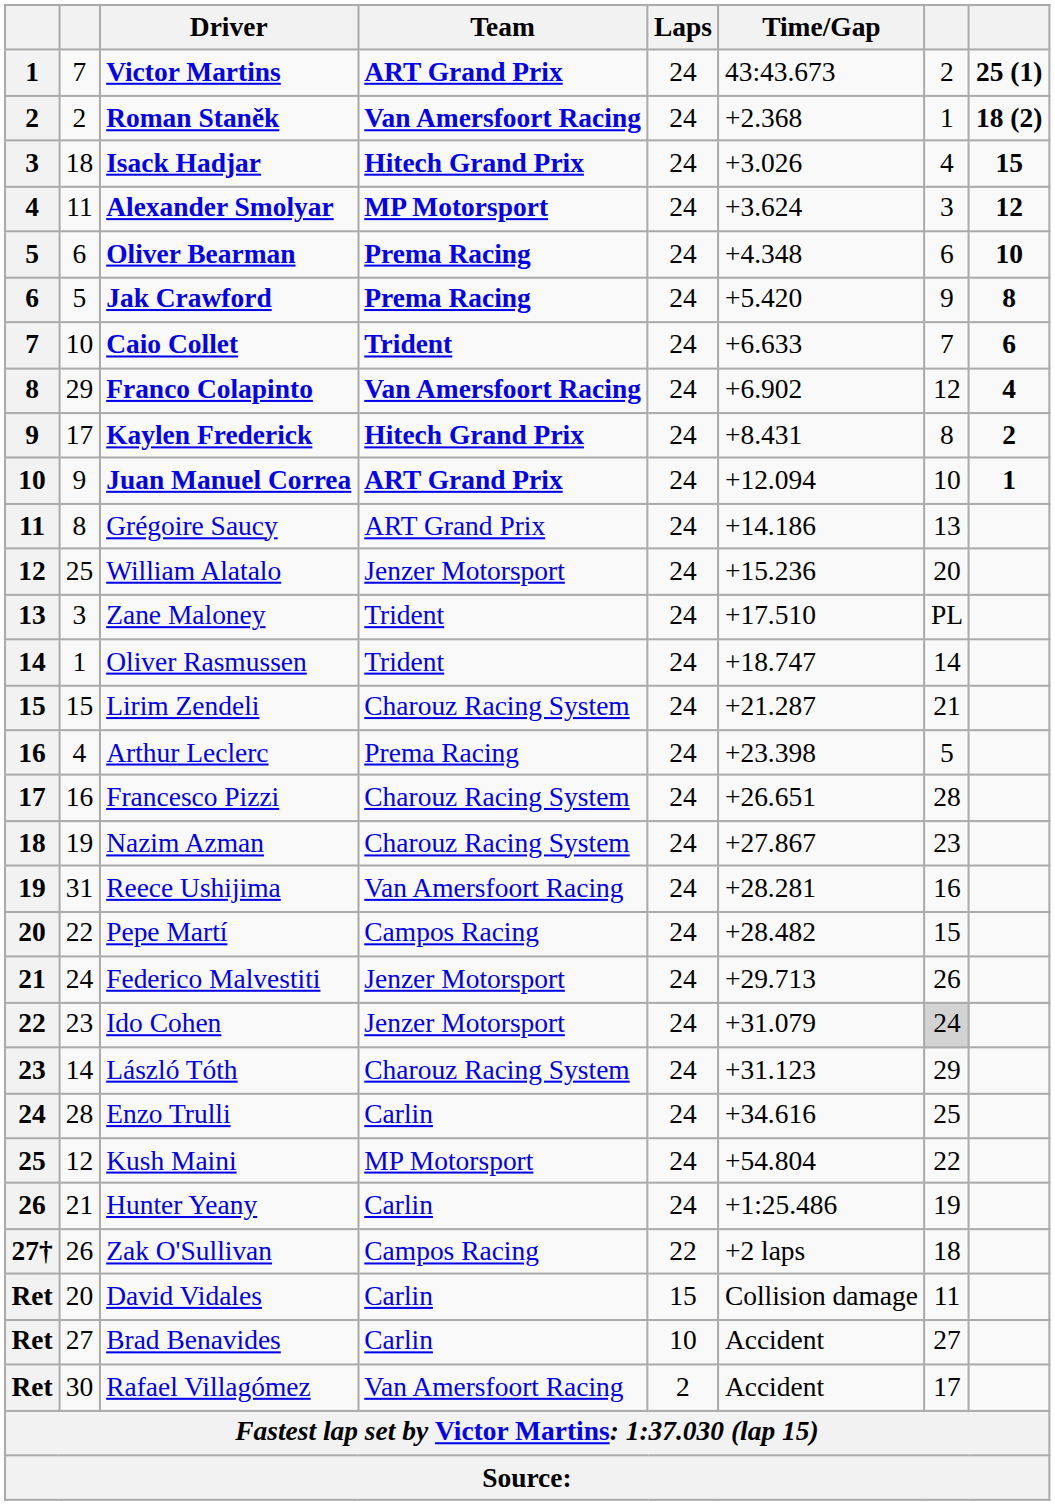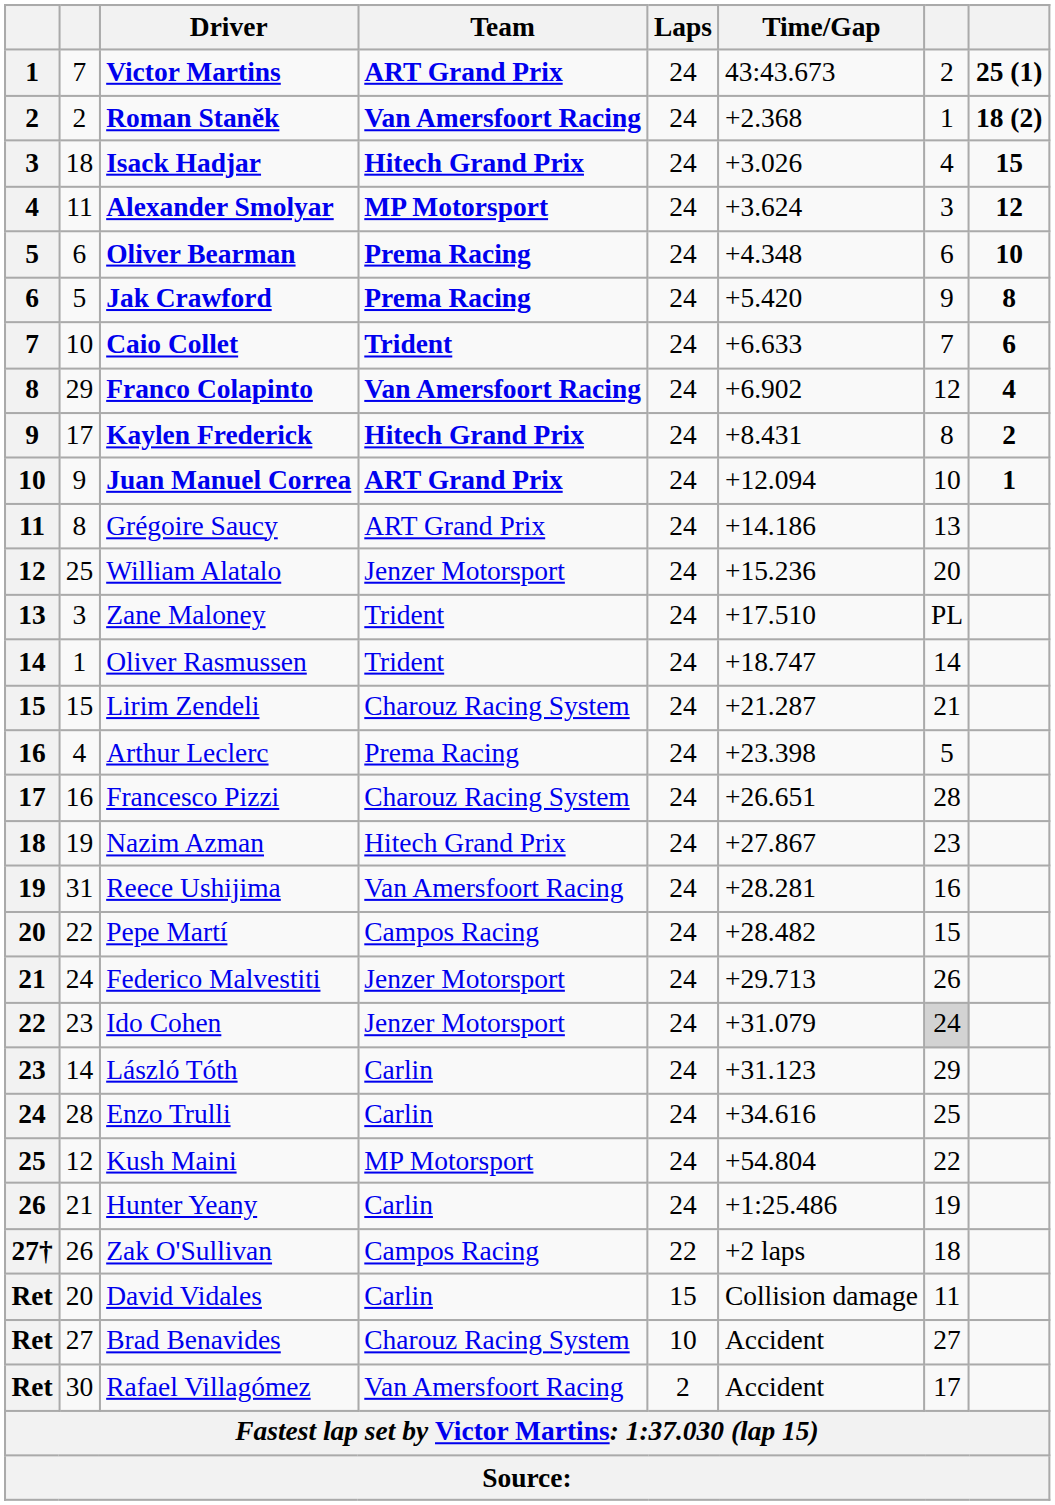(497, 842) Charouz Racing System -> (465, 842) Hitech Grand Prix
(497, 1069) Charouz Racing System -> (399, 1069) Carlin
(399, 1341) Carlin -> (497, 1341) Charouz Racing System
